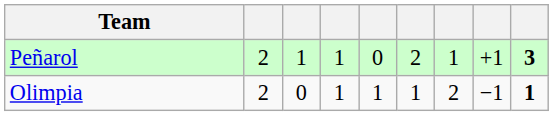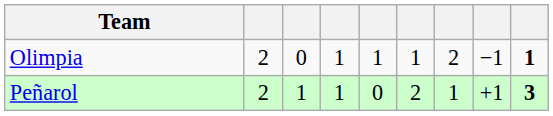rows swapped: (44, 57) <-> (46, 92)
